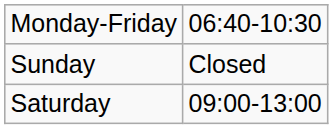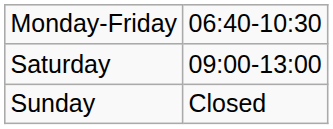rows swapped: (60, 103) <-> (53, 63)
